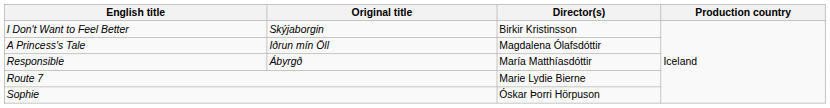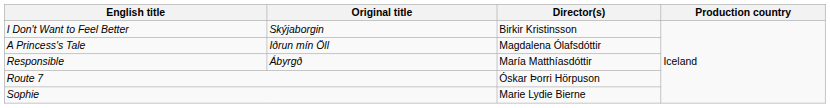(542, 78) Marie Lydie Bierne -> (550, 78) Óskar Þorri Hörpuson
(550, 95) Óskar Þorri Hörpuson -> (542, 95) Marie Lydie Bierne
